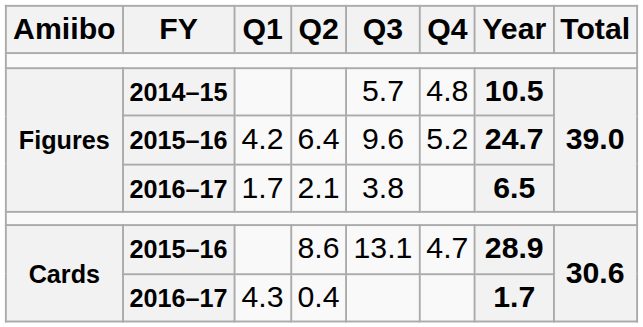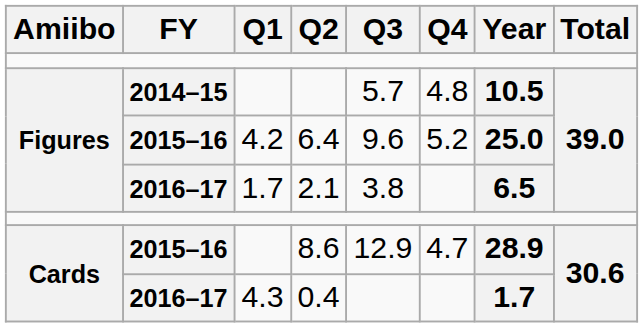(514, 139) 24.7 -> (514, 139) 25.0
(383, 249) 13.1 -> (383, 249) 12.9
